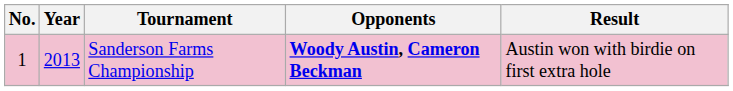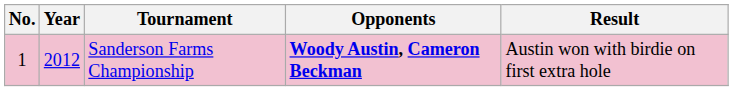(62, 60) 2013 -> (62, 60) 2012
